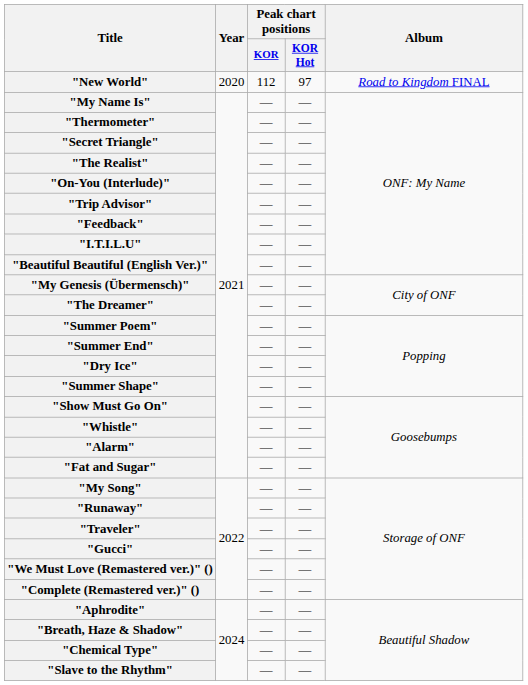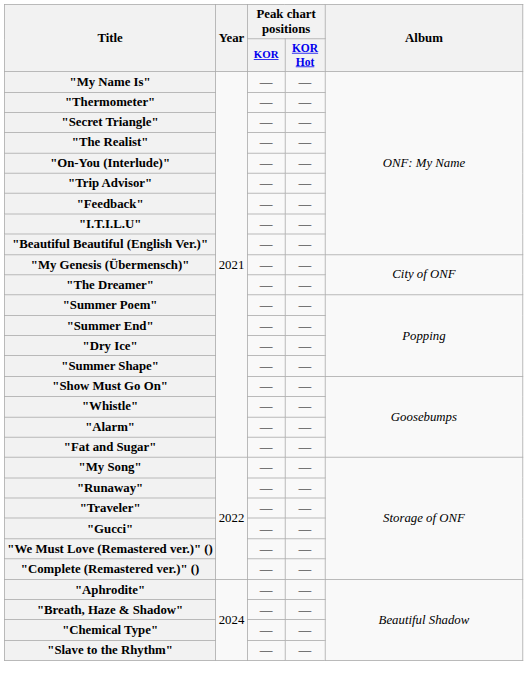- row: (110, 81)
